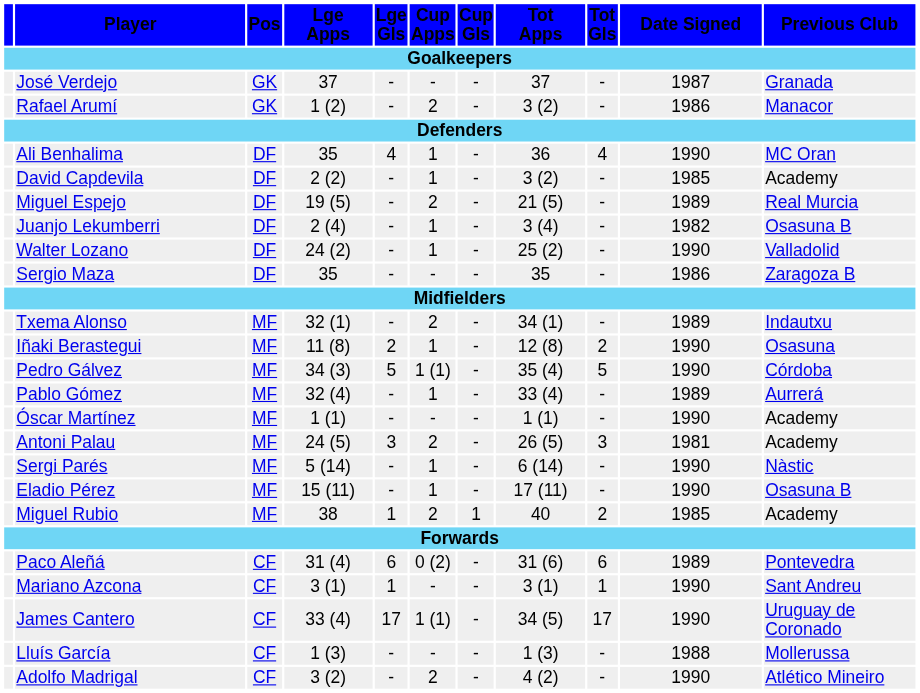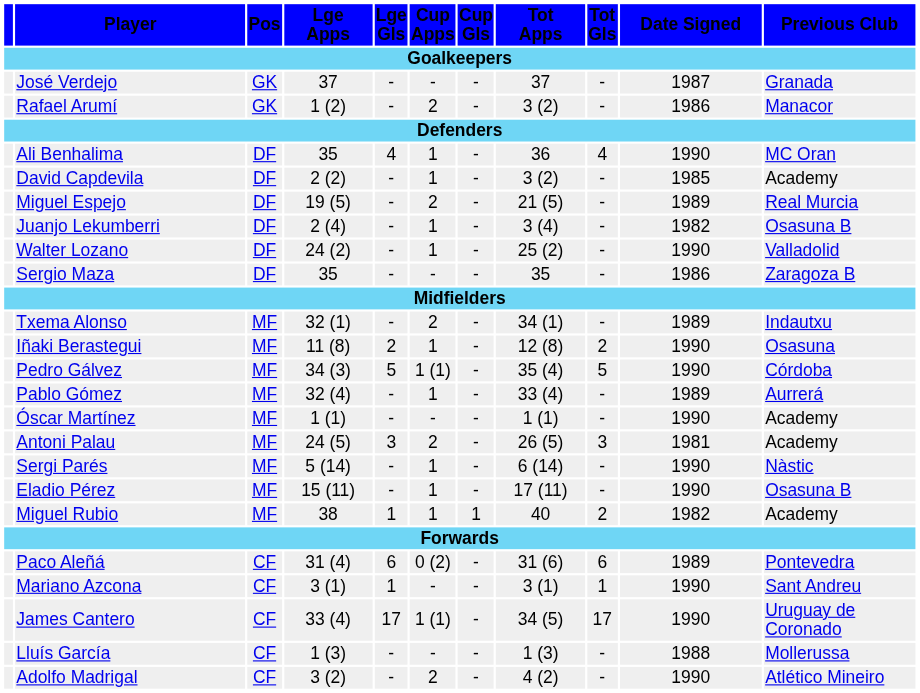(433, 514) 2 -> (433, 514) 1
(691, 514) 1985 -> (691, 514) 1982
